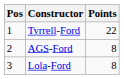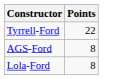- column: (15, 13)
